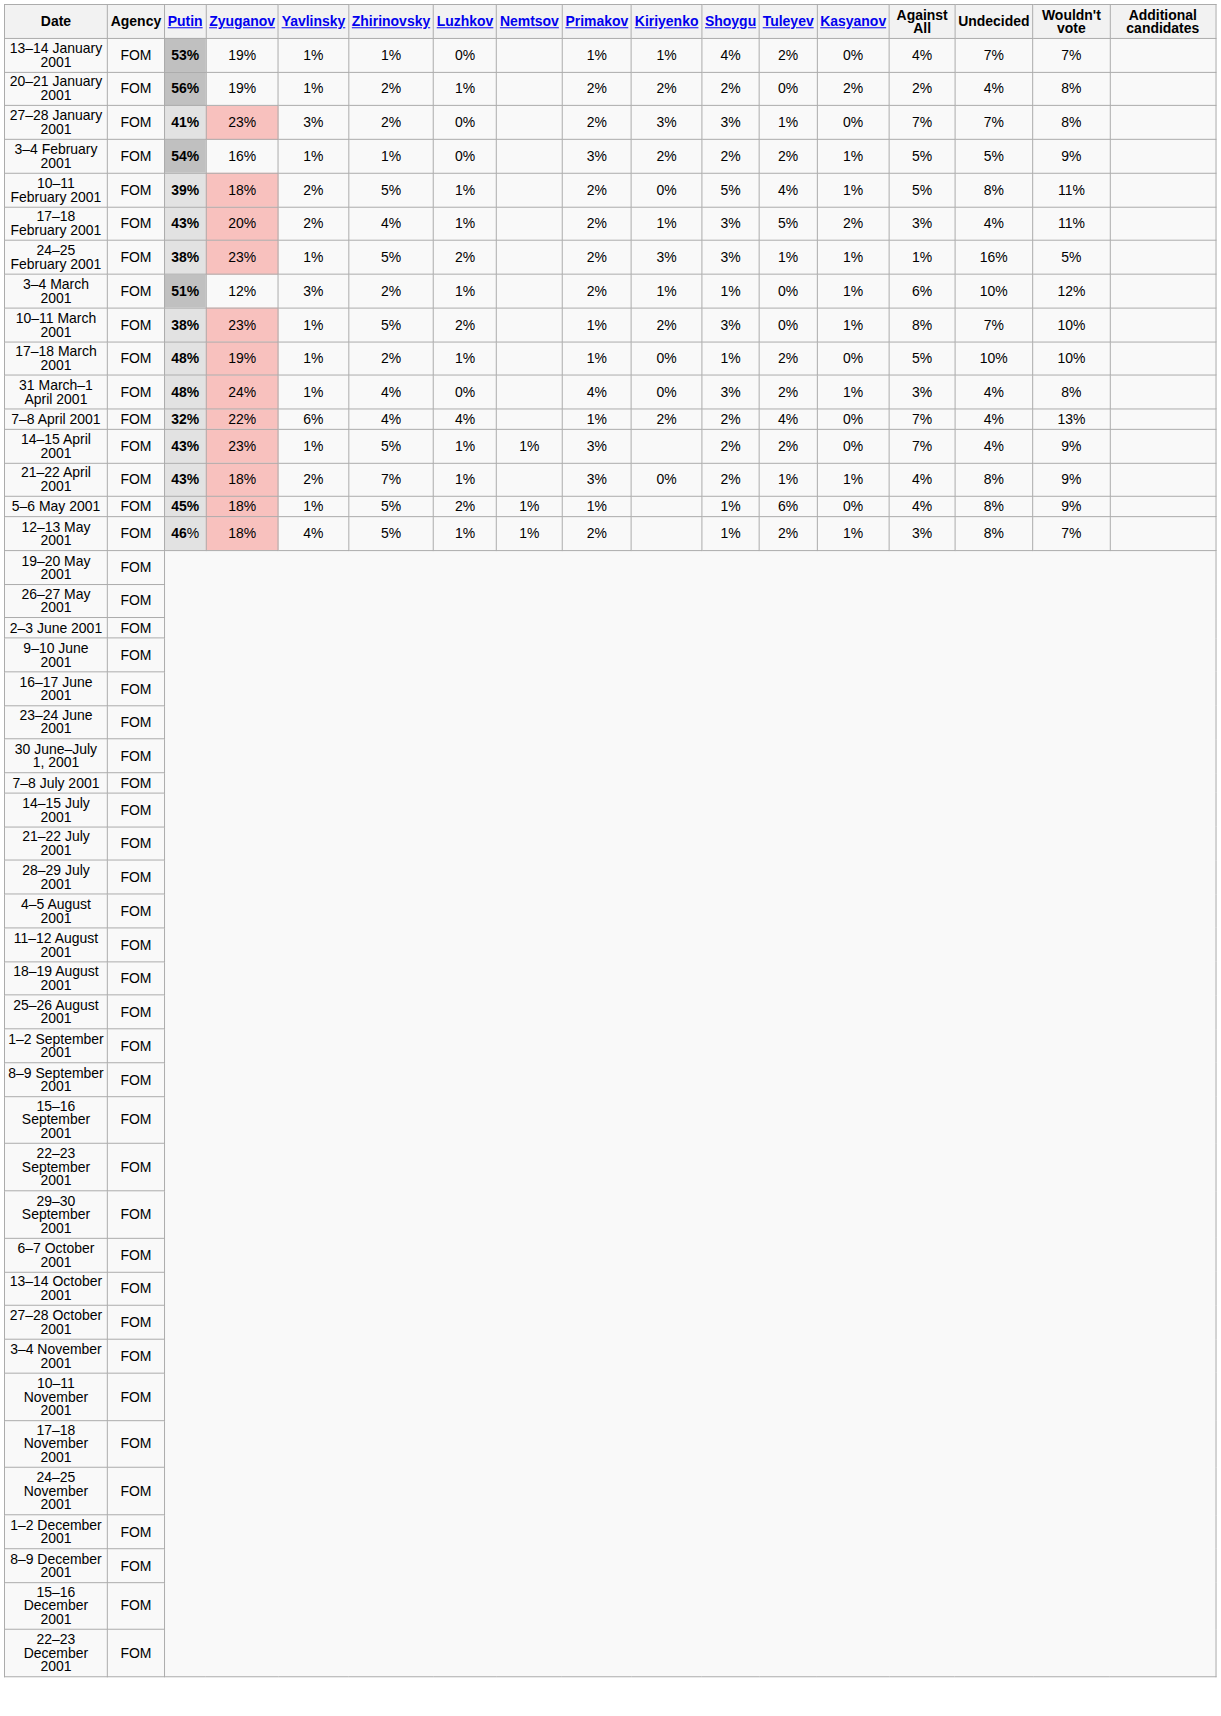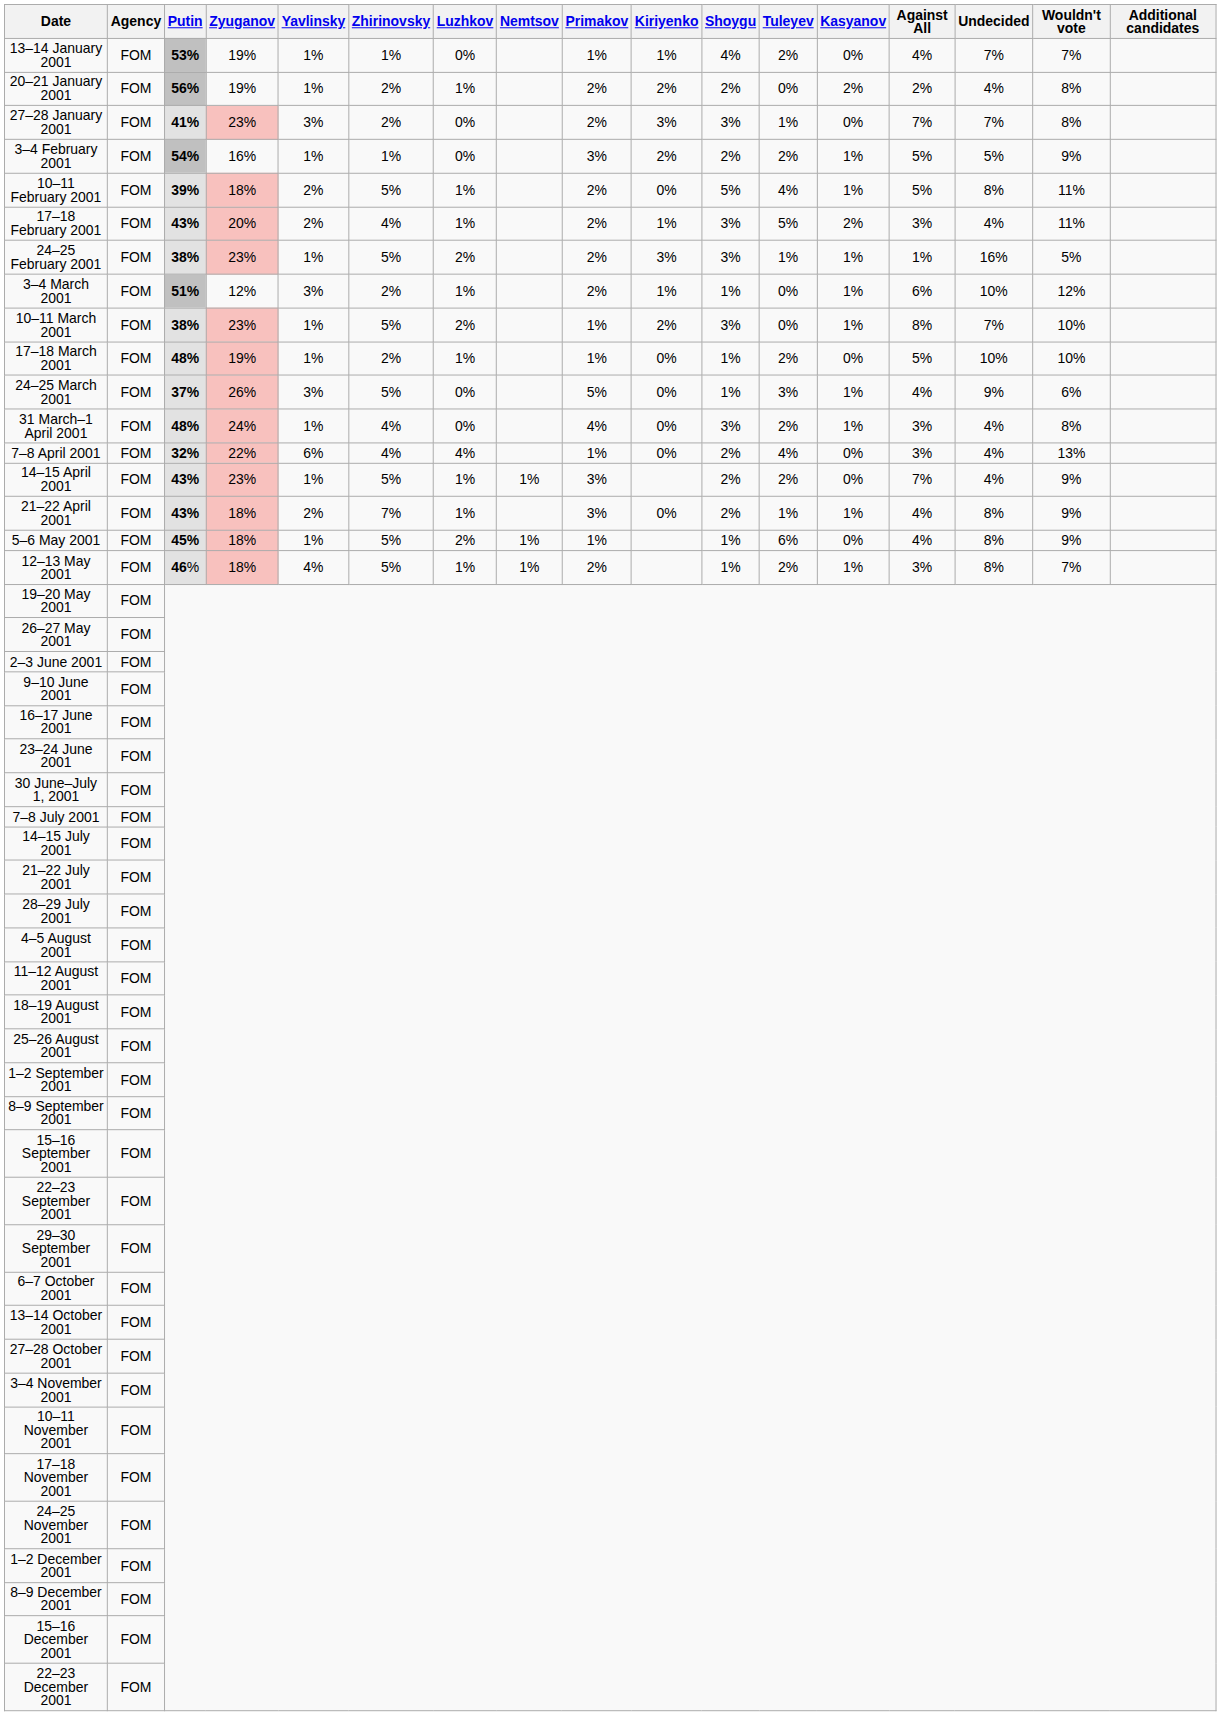+ row: (56, 393)
(667, 419) 2% -> (667, 453) 0%
(922, 419) 7% -> (922, 453) 3%
